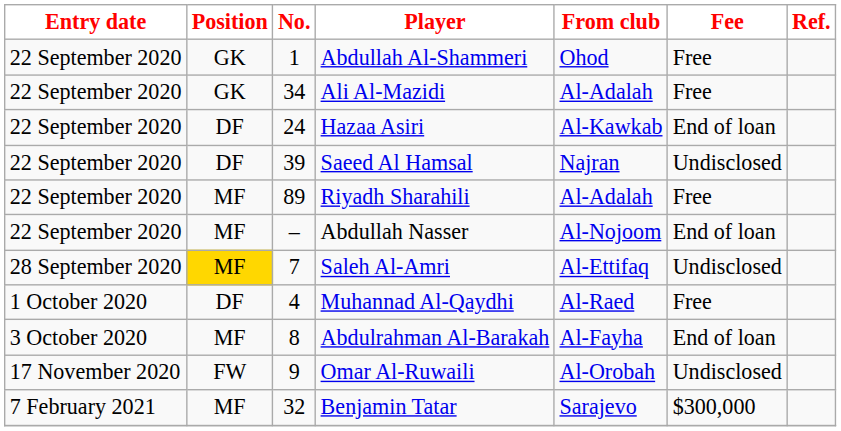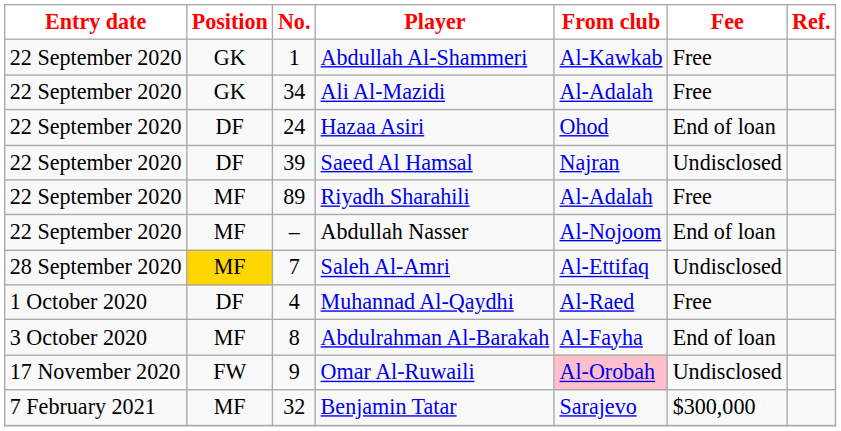(584, 57) Ohod -> (611, 57) Al-Kawkab
(611, 127) Al-Kawkab -> (584, 127) Ohod
(607, 372) no background -> (607, 372) pink background
